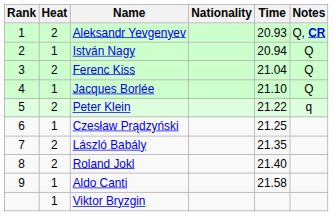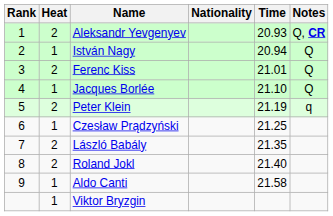(272, 70) 21.04 -> (272, 70) 21.01
(272, 107) 21.22 -> (272, 107) 21.19
